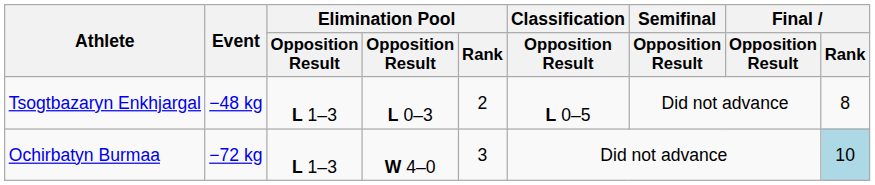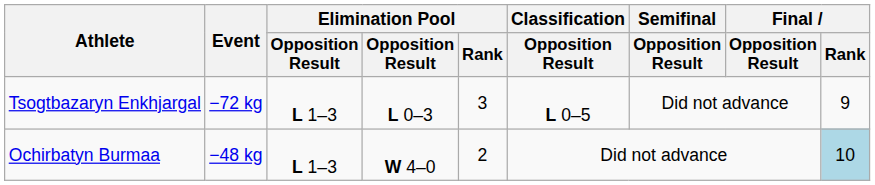(236, 103) −48 kg -> (236, 103) −72 kg
(482, 103) 2 -> (482, 103) 3
(845, 103) 8 -> (845, 103) 9
(236, 155) −72 kg -> (236, 155) −48 kg
(482, 155) 3 -> (482, 155) 2
